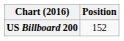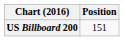(99, 28) 152 -> (99, 28) 151
